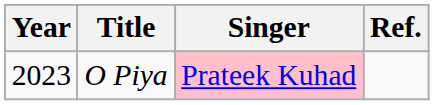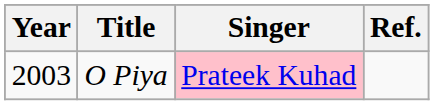(41, 74) 2023 -> (41, 74) 2003
